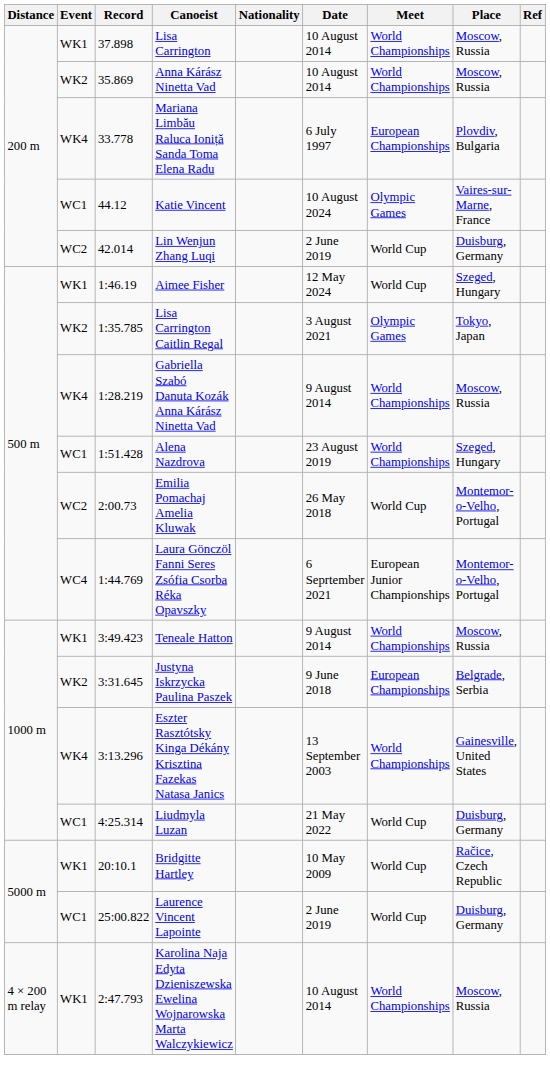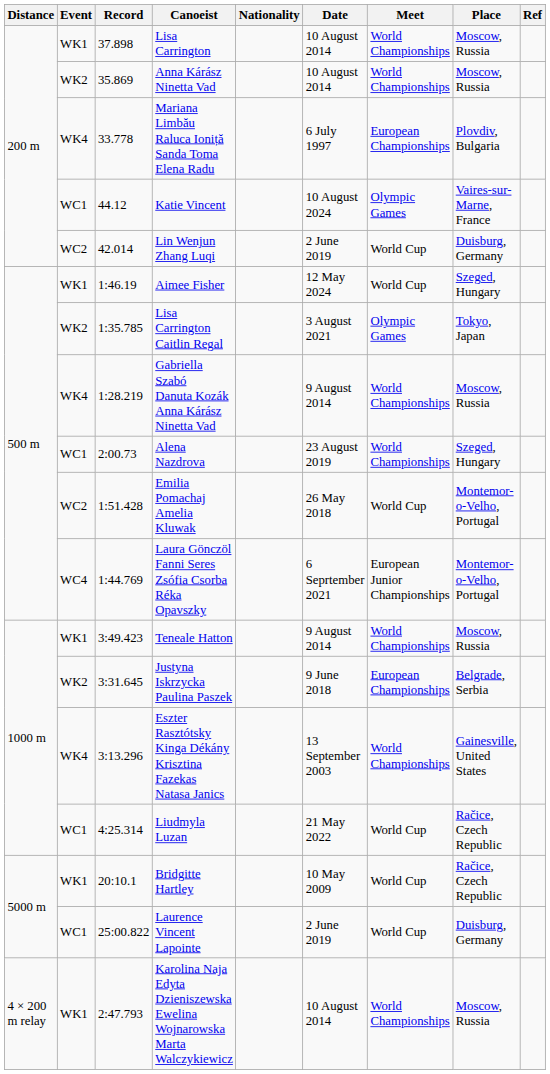(120, 454) 1:51.428 -> (117, 454) 2:00.73
(117, 505) 2:00.73 -> (120, 505) 1:51.428
(481, 822) Duisburg, Germany -> (479, 829) Račice, Czech Republic
